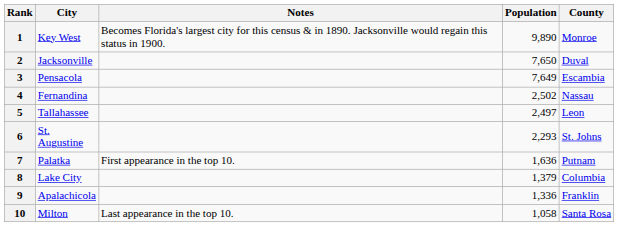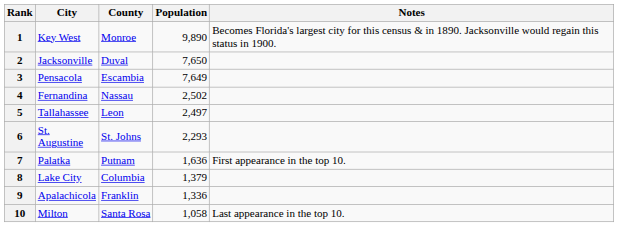columns swapped: (586, 13) <-> (301, 13)
